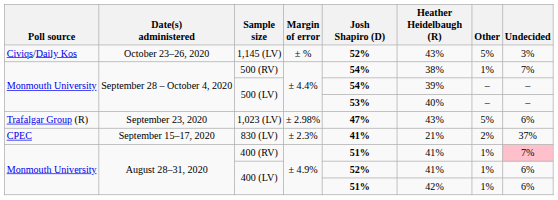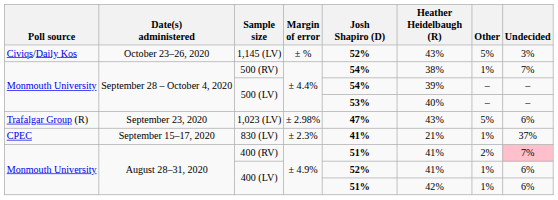(487, 136) 2% -> (487, 136) 1%
(487, 153) 1% -> (487, 153) 2%
